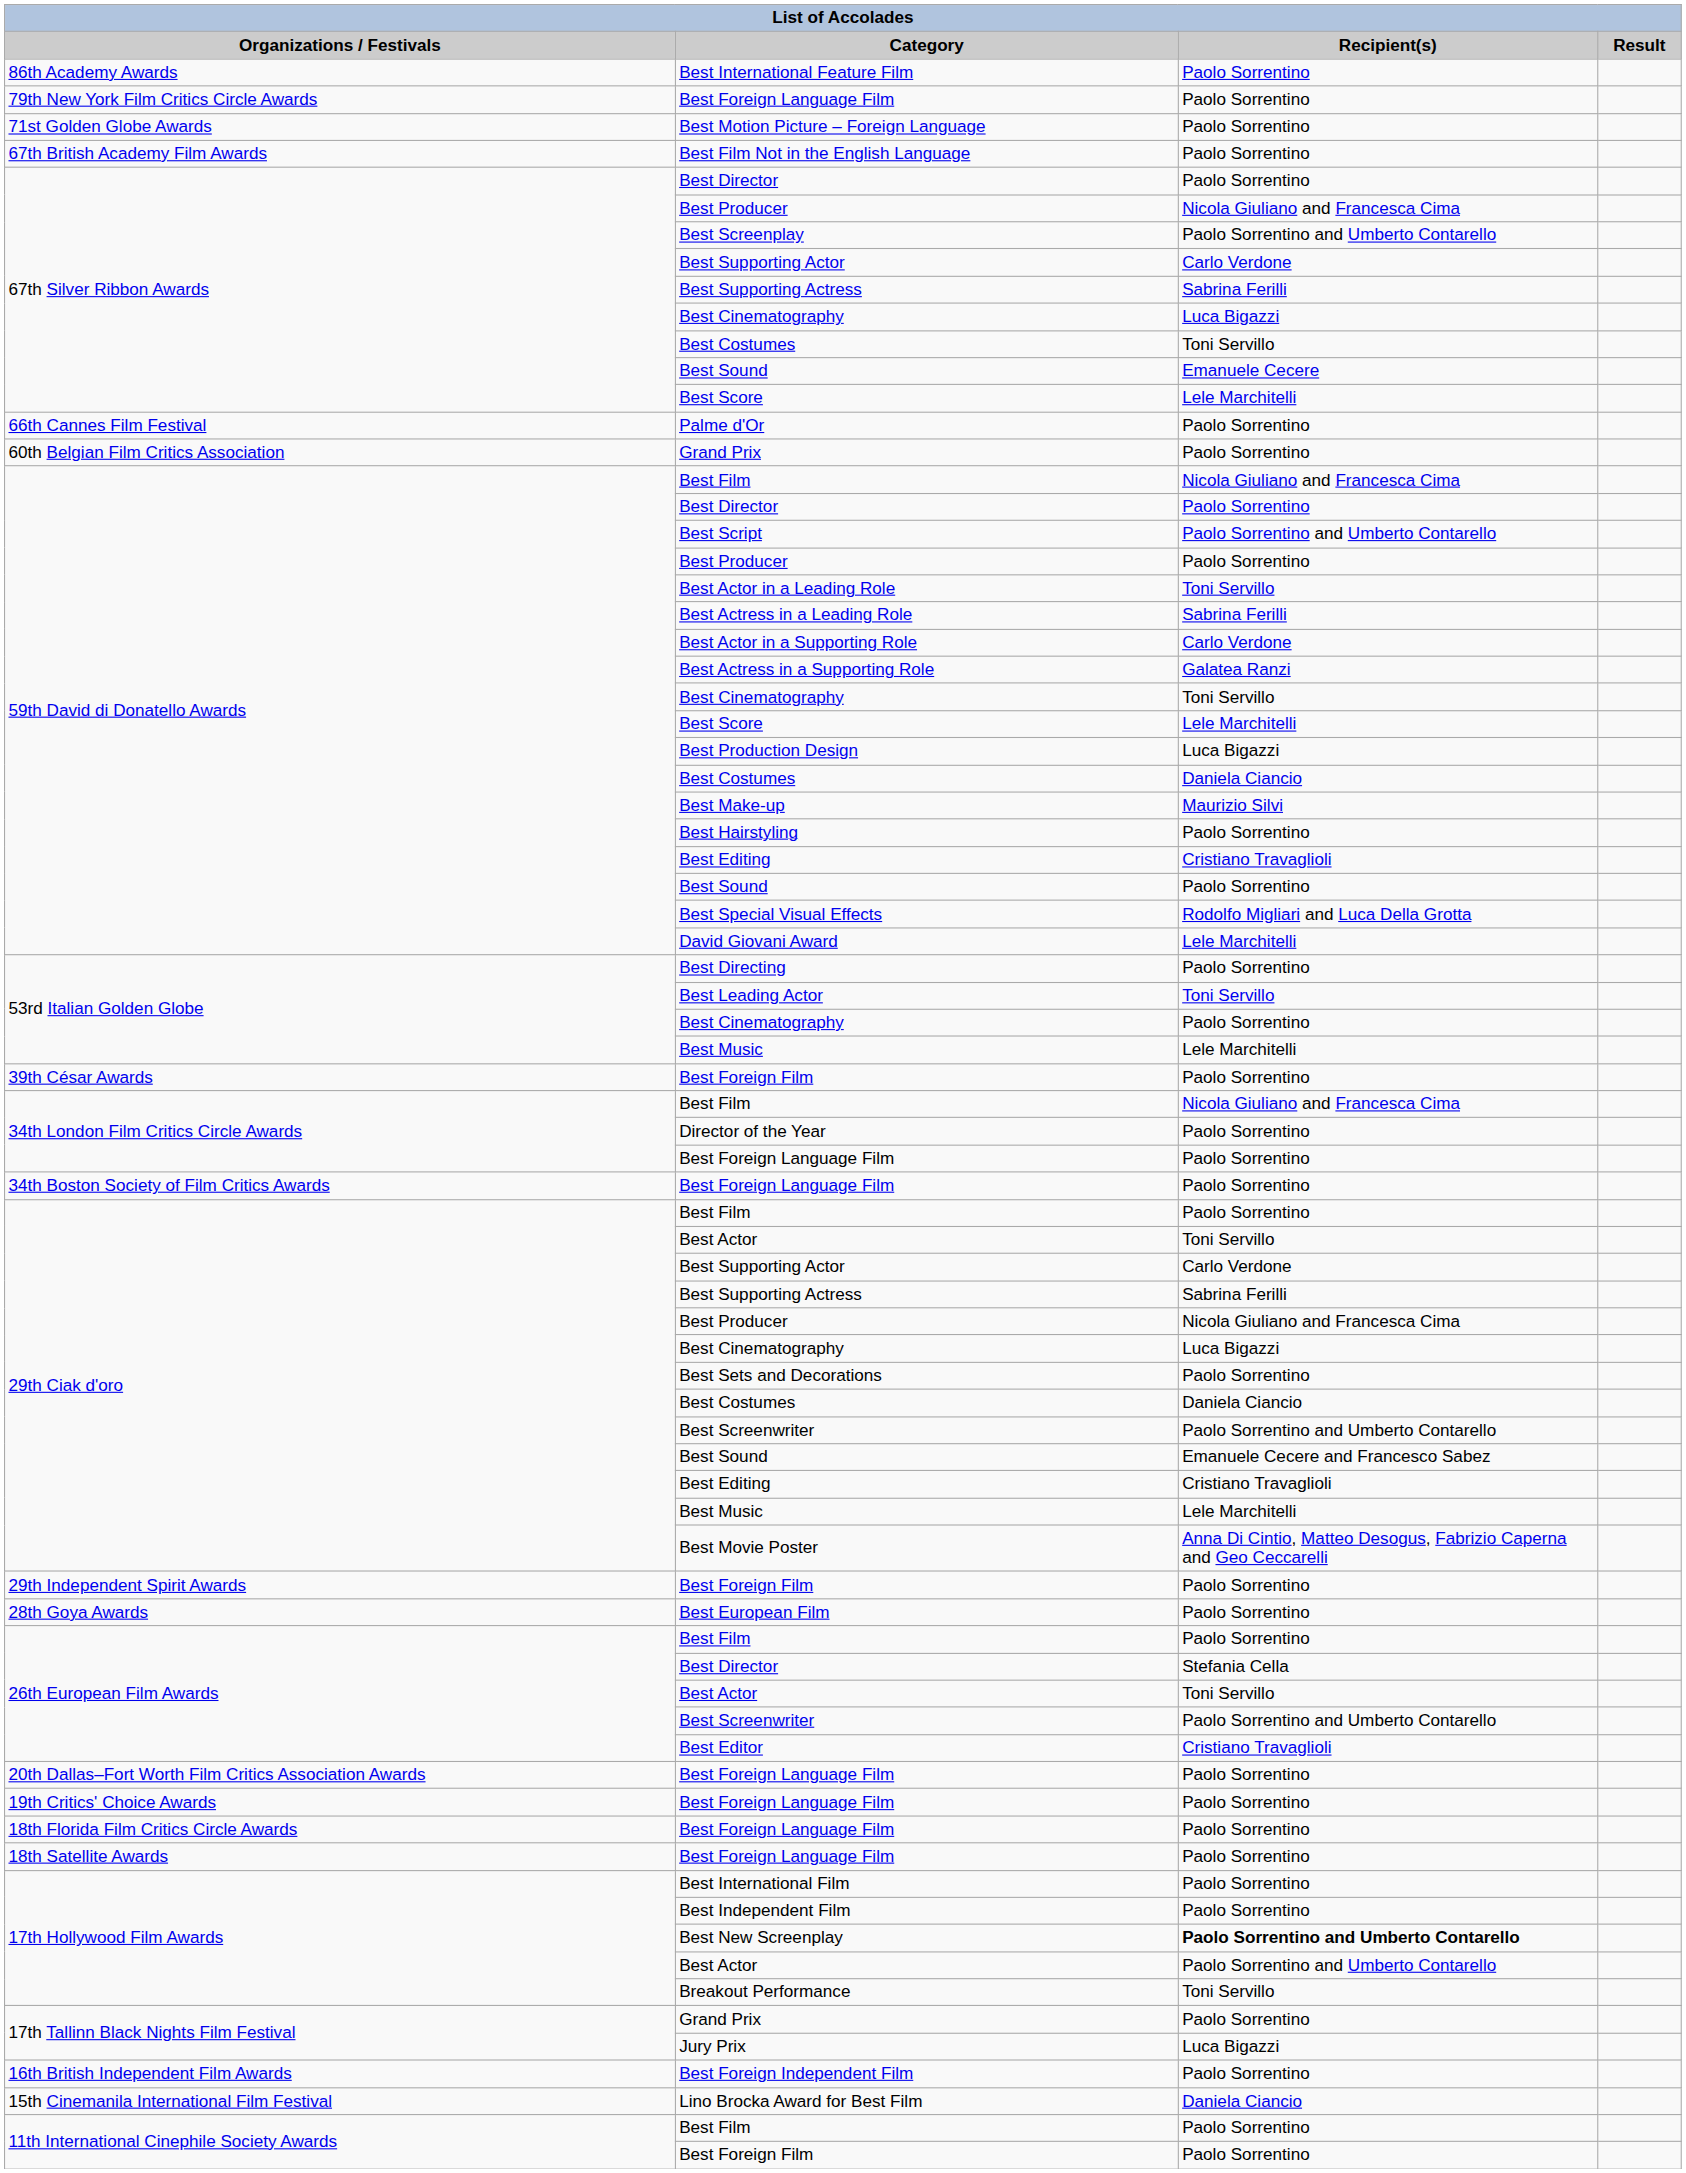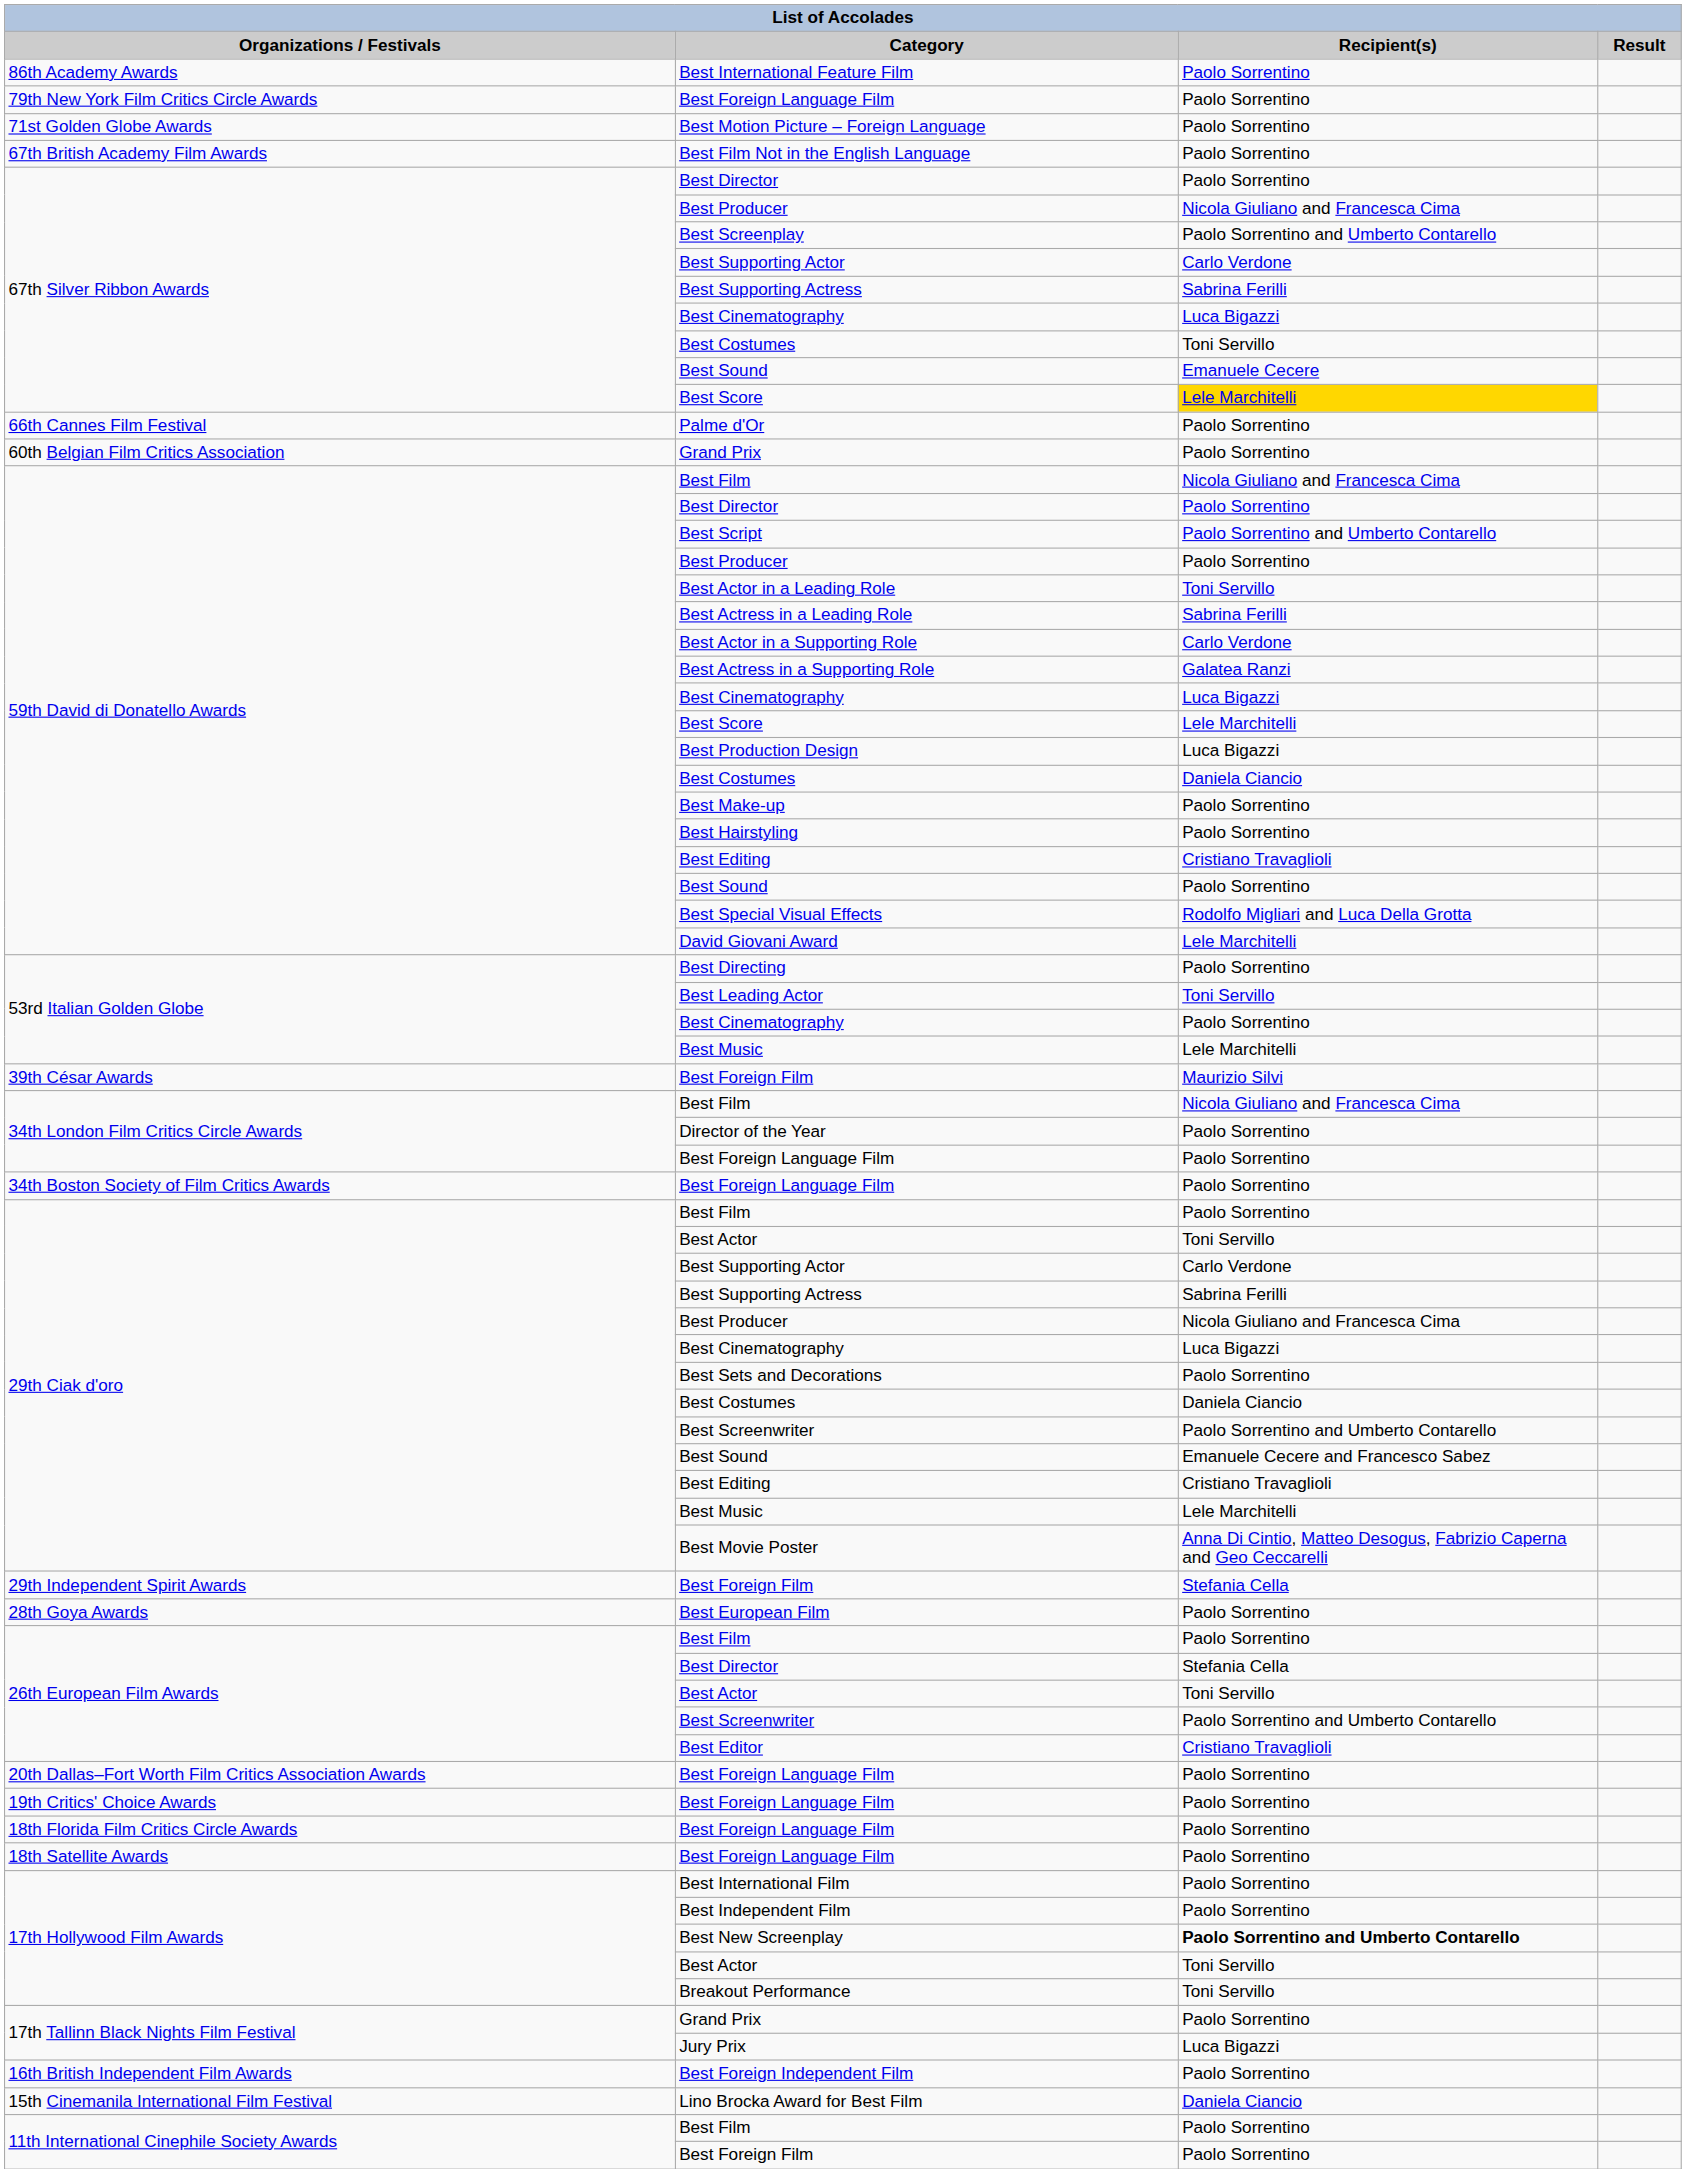(1239, 398) no background -> (1239, 398) gold background
(1228, 696) Toni Servillo -> (1231, 696) Luca Bigazzi
(1233, 805) Maurizio Silvi -> (1246, 805) Paolo Sorrentino
(1246, 1076) Paolo Sorrentino -> (1233, 1076) Maurizio Silvi
(1246, 1584) Paolo Sorrentino -> (1235, 1584) Stefania Cella
(1339, 1965) Paolo Sorrentino and Umberto Contarello -> (1228, 1965) Toni Servillo
